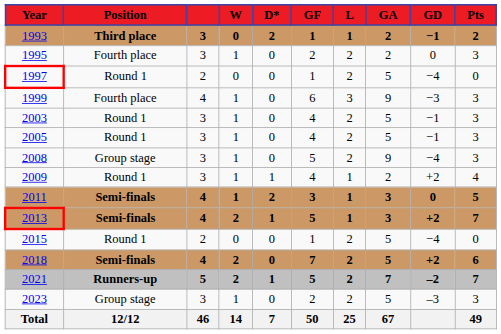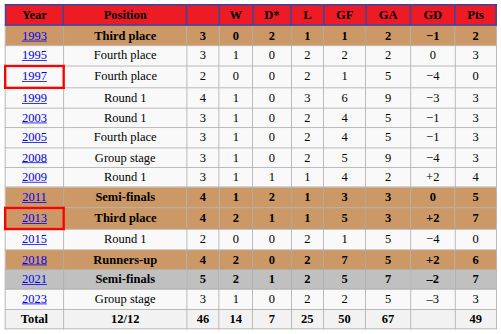columns swapped: (350, 15) <-> (312, 15)
(126, 76) Round 1 -> (126, 76) Fourth place
(125, 97) Fourth place -> (125, 97) Round 1
(125, 137) Round 1 -> (125, 137) Fourth place
(126, 218) Semi-finals -> (126, 218) Third place
(125, 259) Semi-finals -> (125, 259) Runners-up
(125, 279) Runners-up -> (125, 279) Semi-finals
